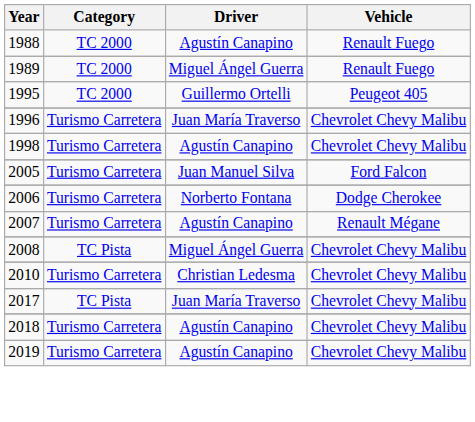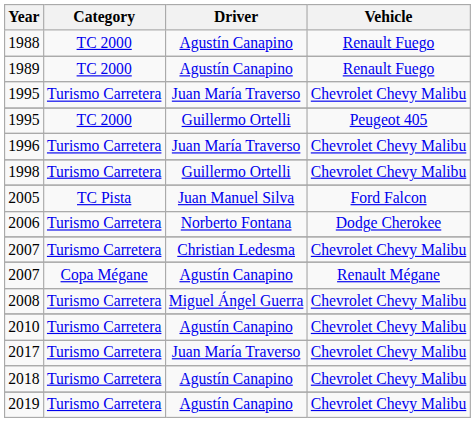(236, 68) Miguel Ángel Guerra -> (236, 68) Agustín Canapino
+ row: (24, 94)
(236, 146) Agustín Canapino -> (236, 171) Guillermo Ortelli
(104, 171) Turismo Carretera -> (104, 197) TC Pista
+ row: (24, 249)
(104, 223) Turismo Carretera -> (104, 275) Copa Mégane
(104, 249) TC Pista -> (104, 300) Turismo Carretera
(236, 275) Christian Ledesma -> (236, 326) Agustín Canapino
(104, 300) TC Pista -> (104, 352) Turismo Carretera
